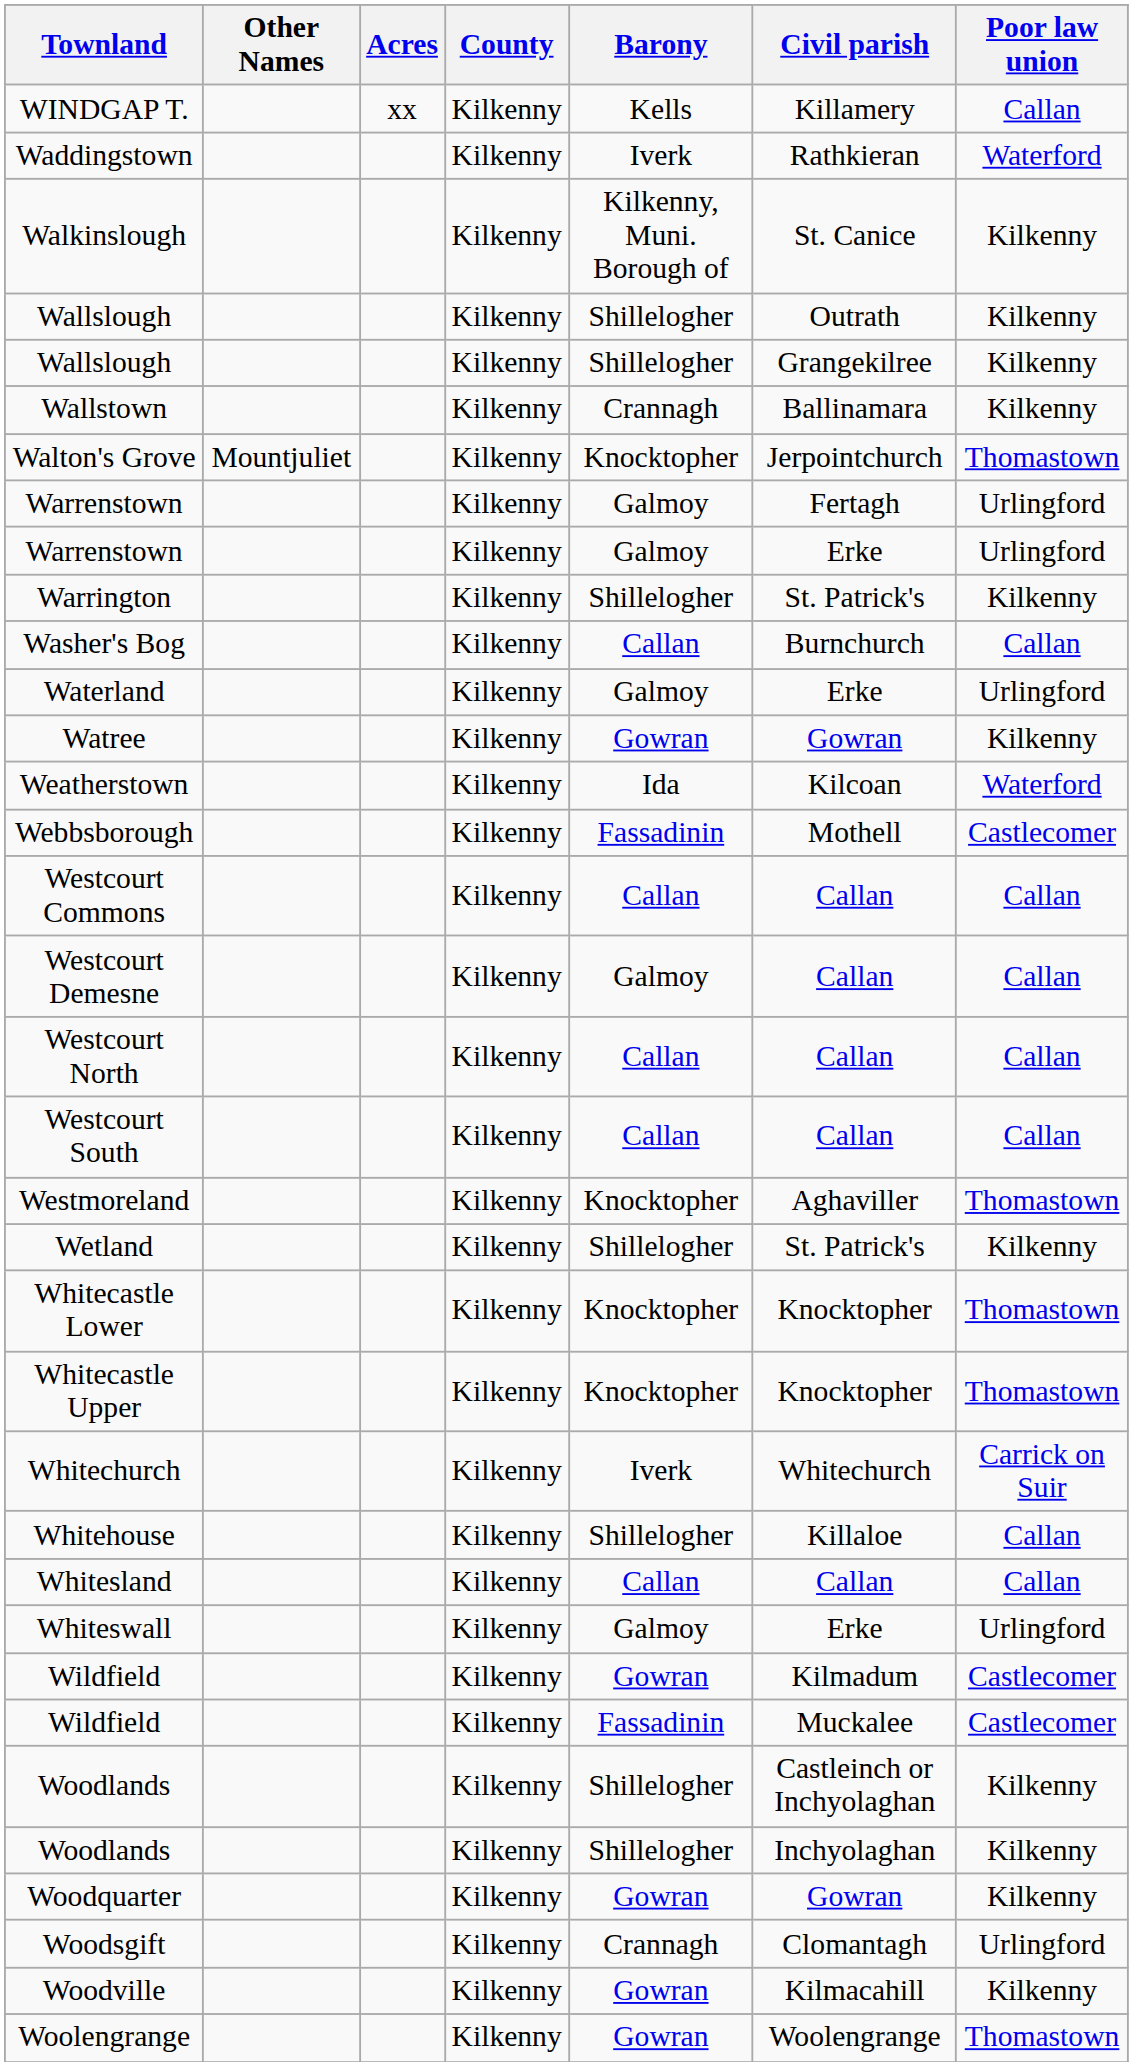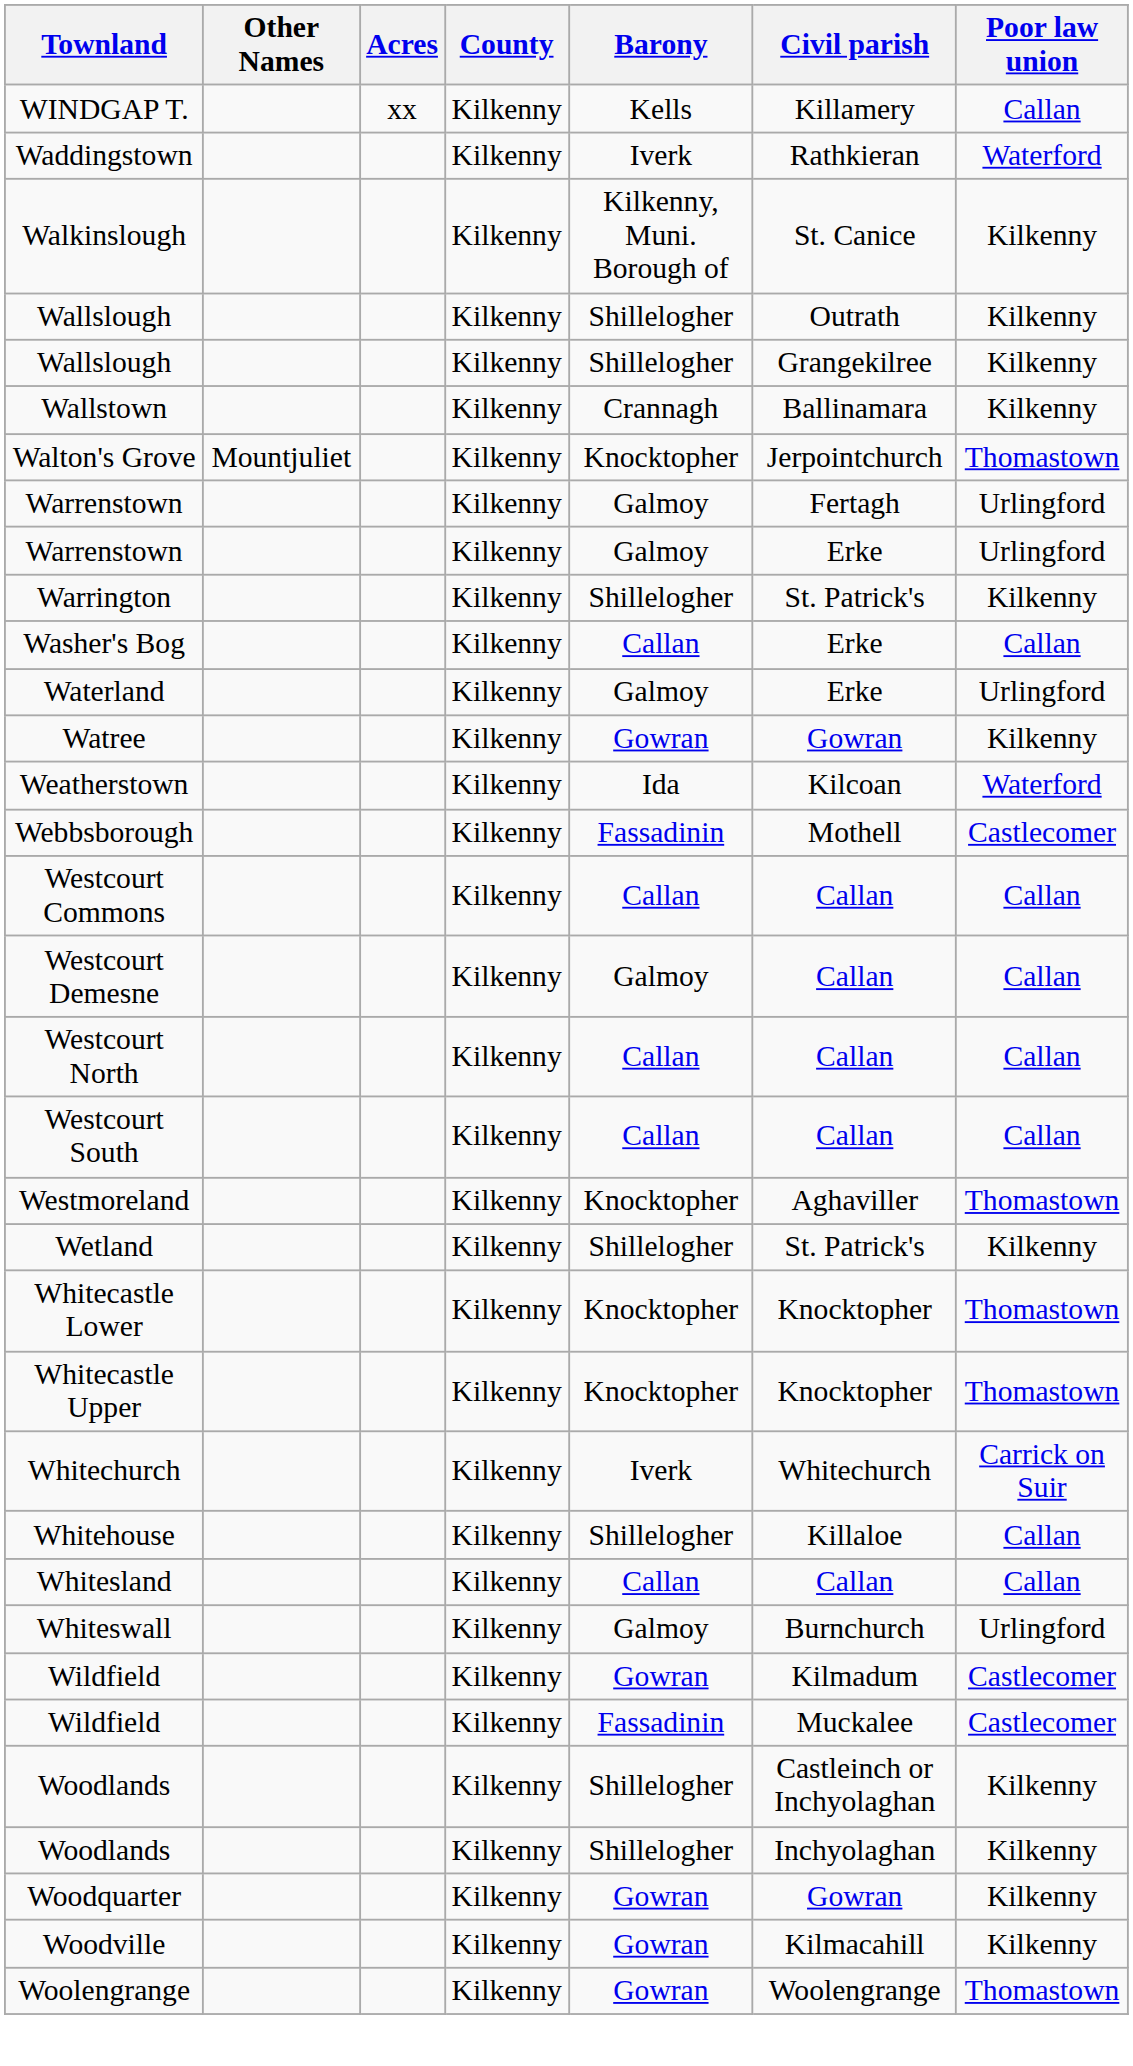(855, 644) Burnchurch -> (855, 644) Erke
(855, 1628) Erke -> (855, 1628) Burnchurch
- row: (104, 1943)
